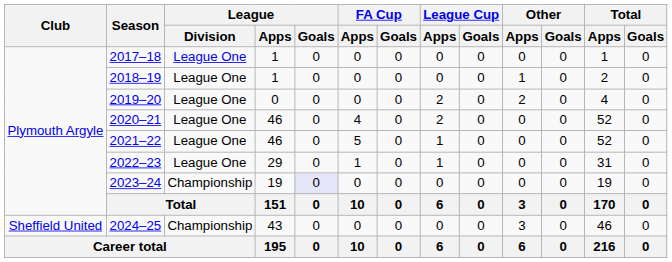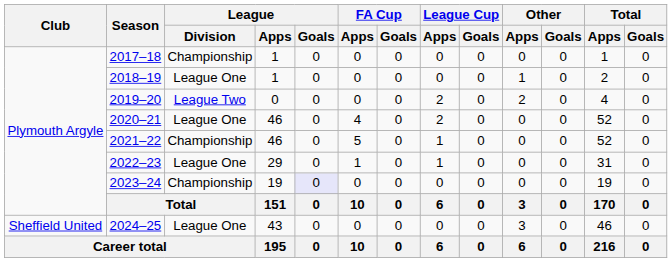(210, 57) League One -> (210, 57) Championship
(210, 99) League One -> (210, 99) League Two
(210, 141) League One -> (210, 141) Championship
(210, 225) Championship -> (210, 225) League One
